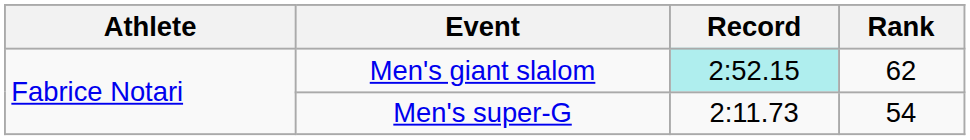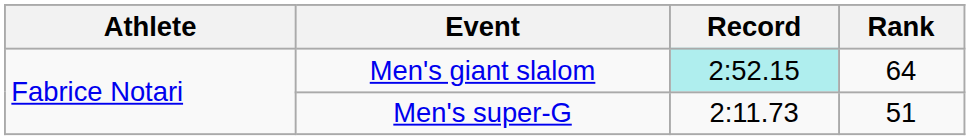(901, 70) 62 -> (901, 70) 64
(901, 113) 54 -> (901, 113) 51
